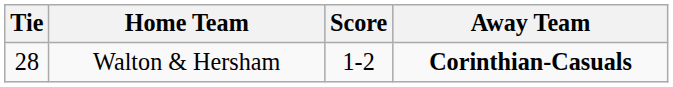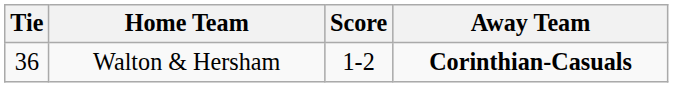(27, 61) 28 -> (27, 61) 36
